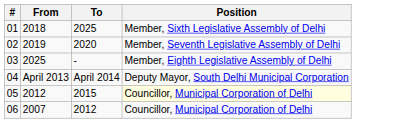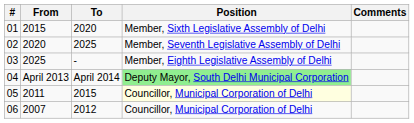+ column: (380, 12)
(34, 28) 2018 -> (34, 28) 2015
(85, 28) 2025 -> (85, 28) 2020
(34, 45) 2019 -> (34, 45) 2020
(85, 45) 2020 -> (85, 45) 2025
(237, 77) no background -> (237, 77) lightgreen background
(34, 93) 2012 -> (34, 93) 2011
